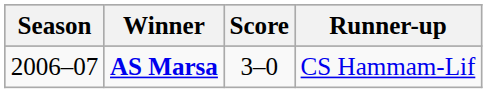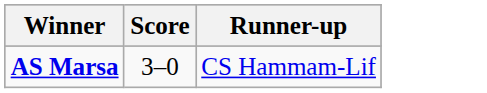- column: (54, 25)
